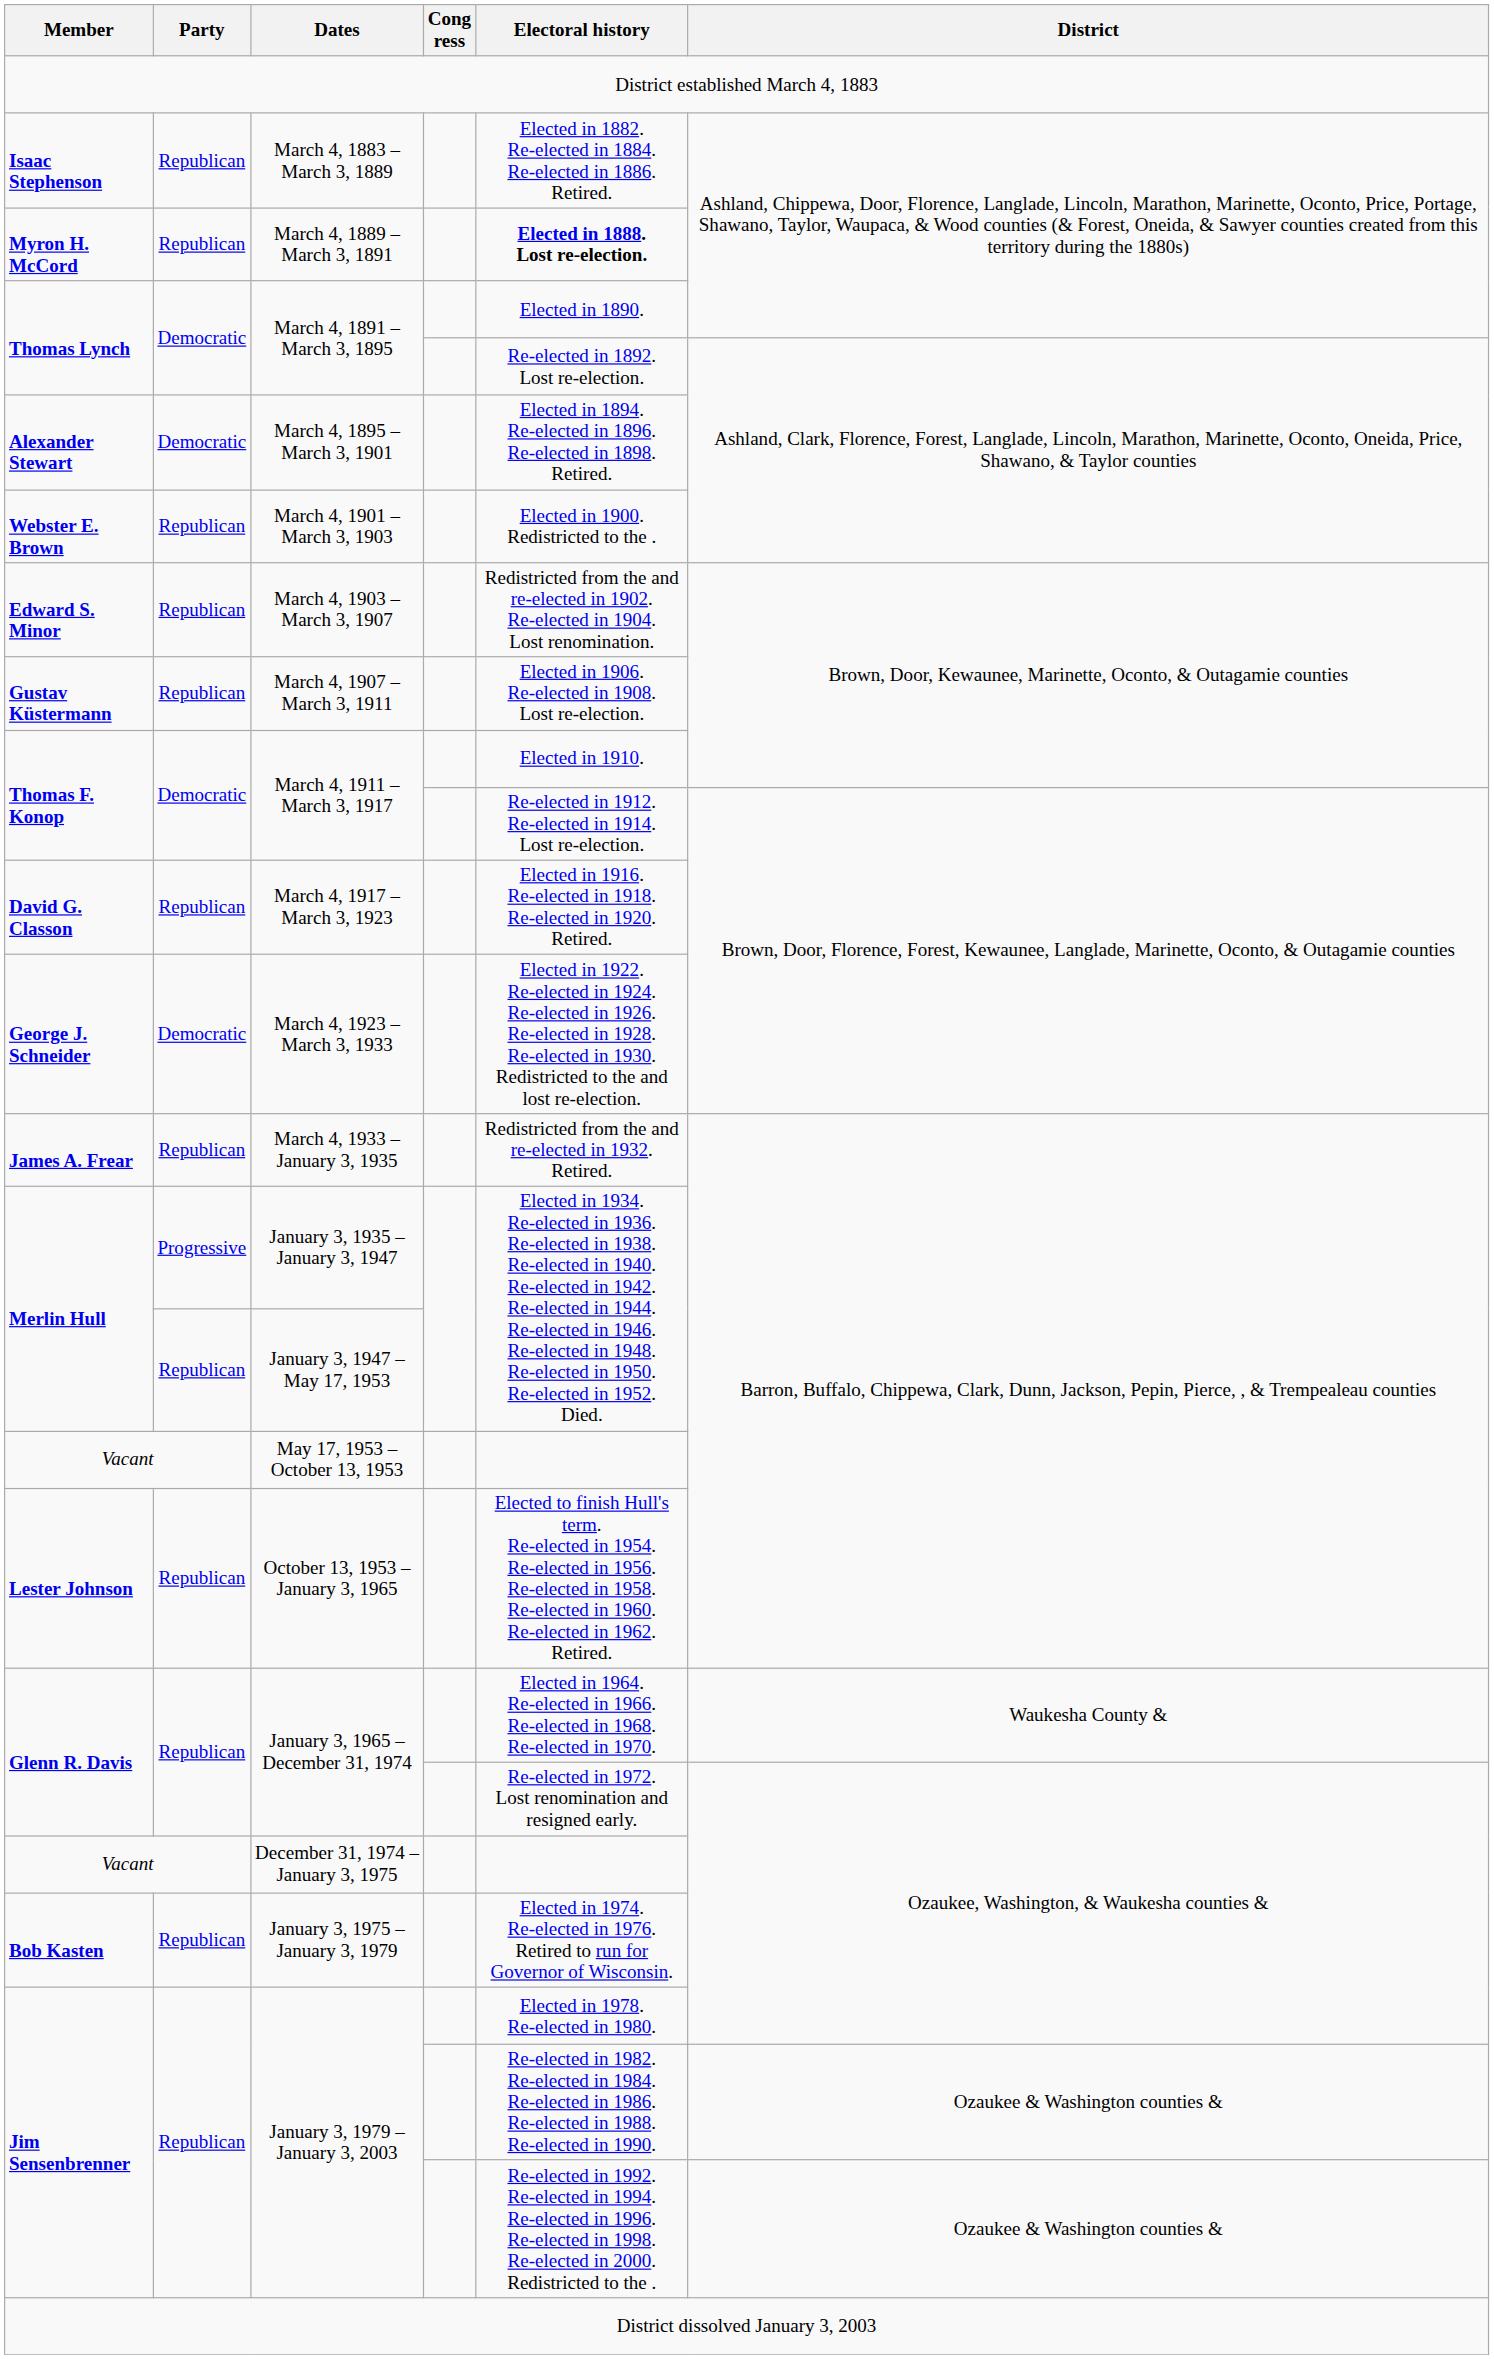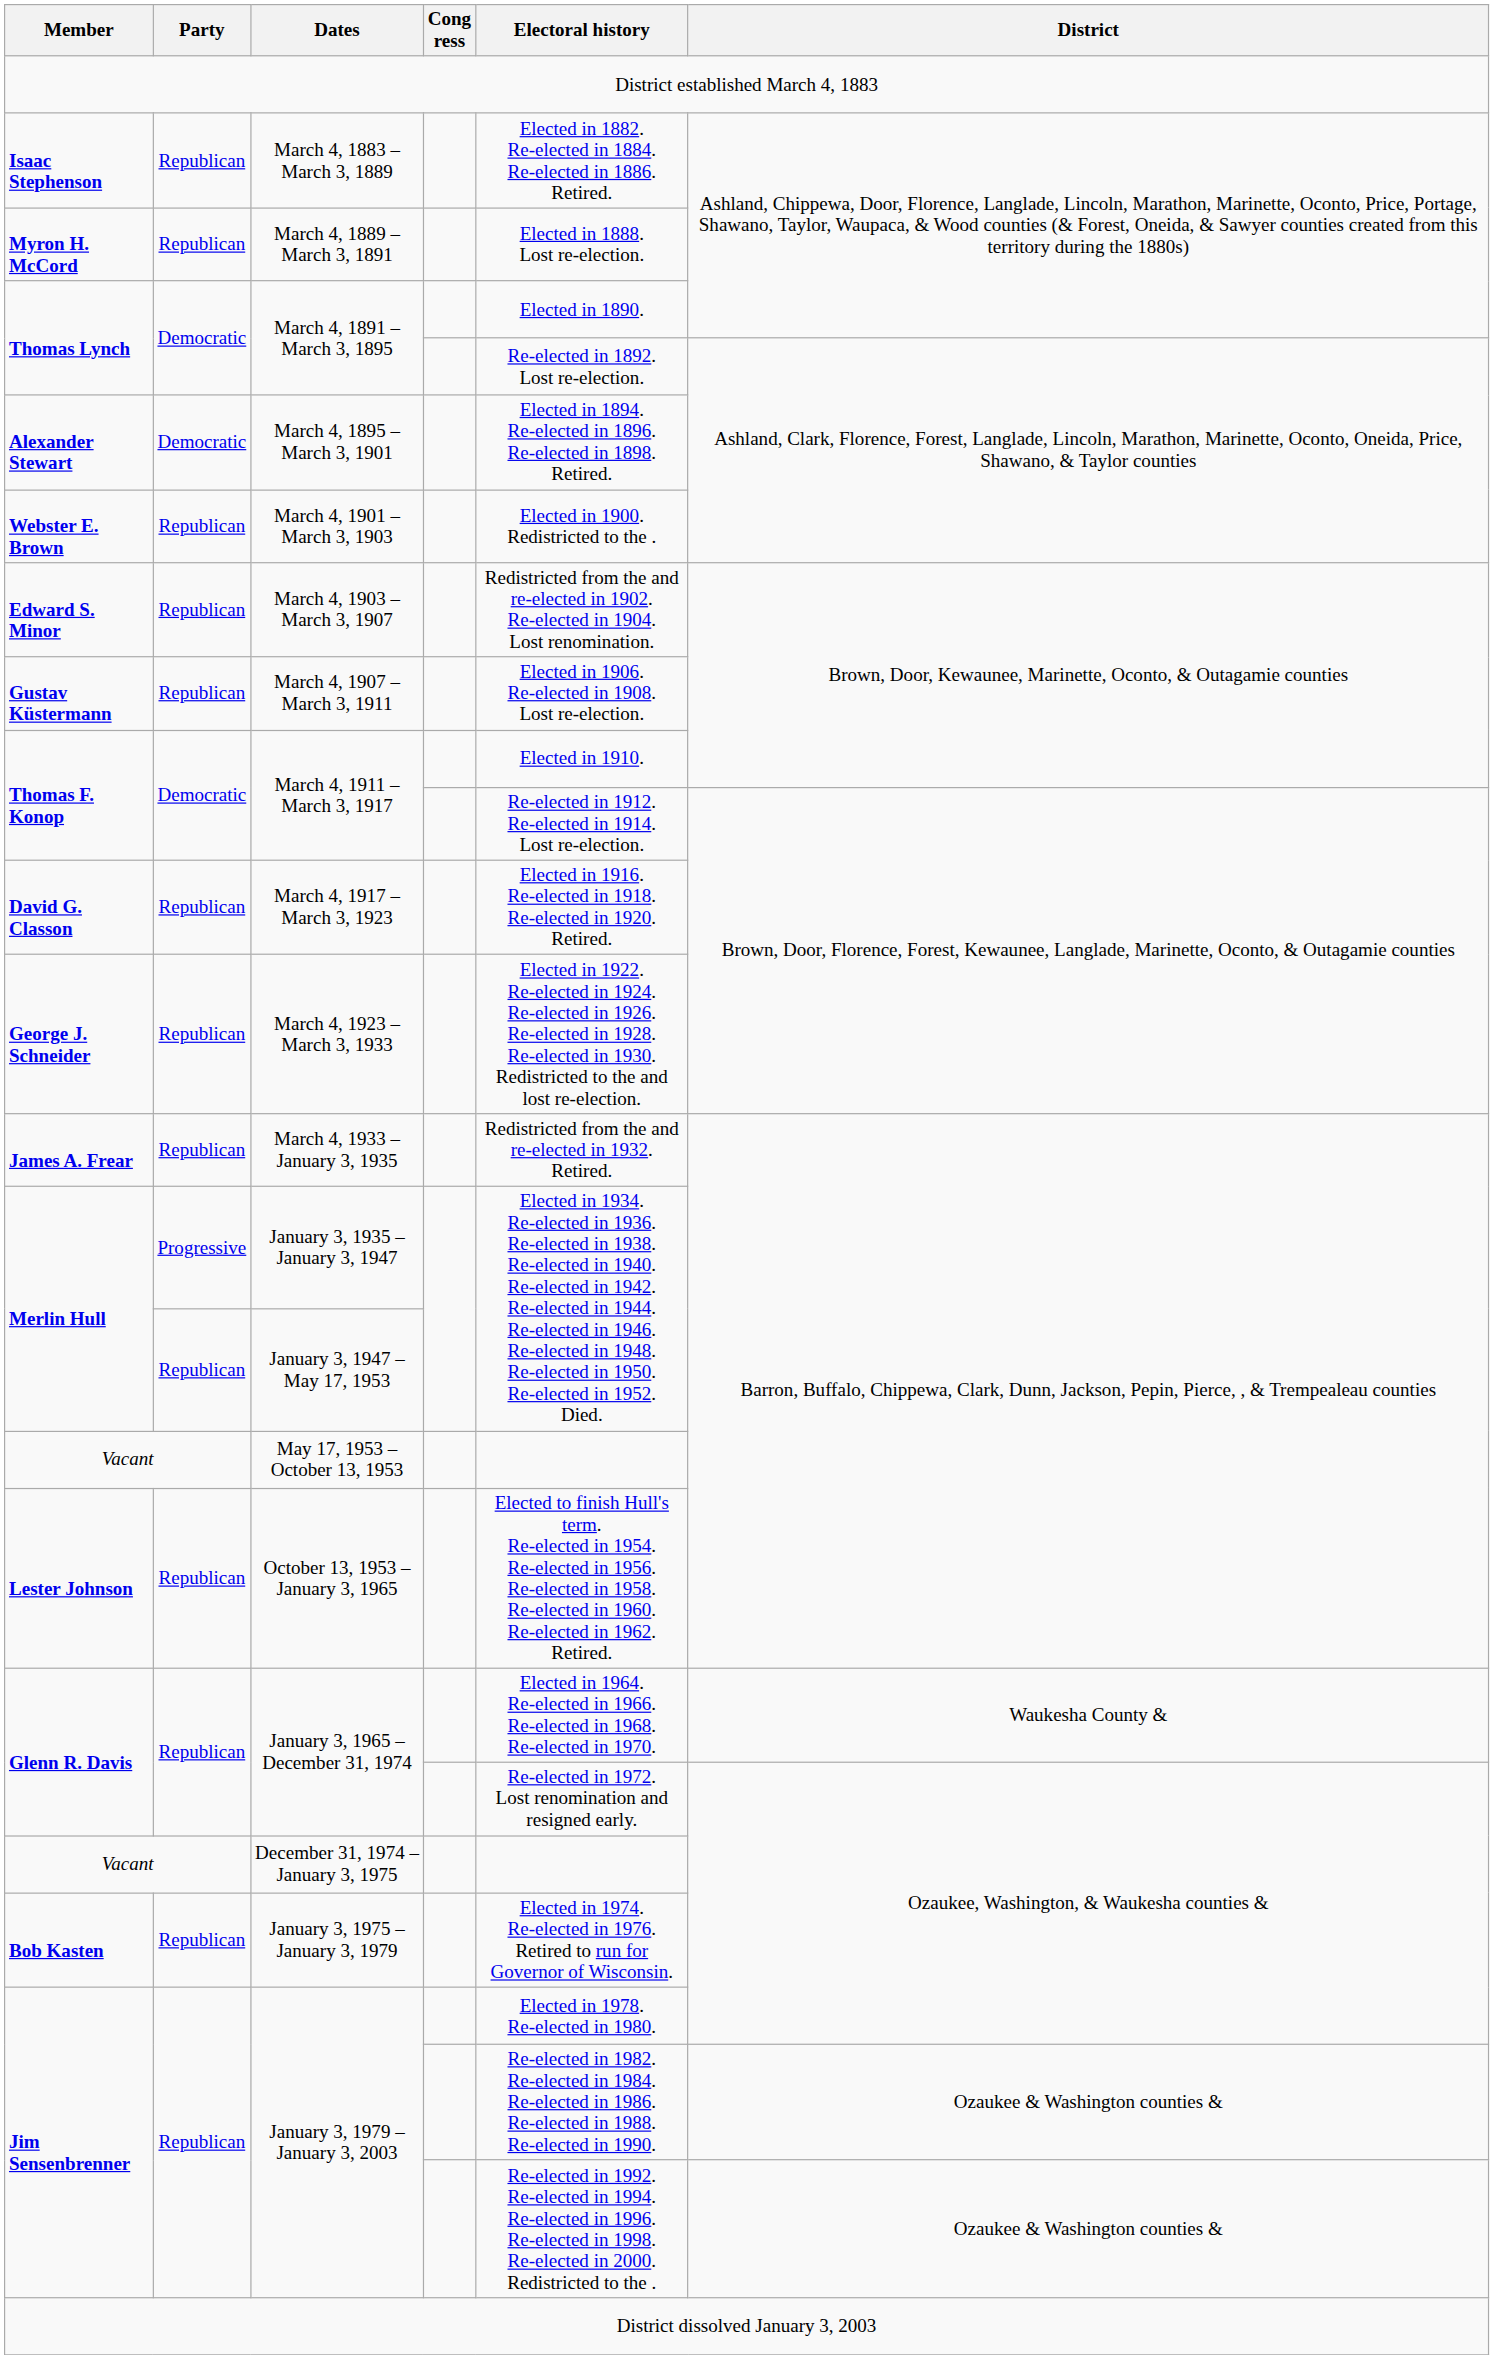(582, 244) bold -> (582, 244) normal
(202, 1033) Democratic -> (202, 1033) Republican
